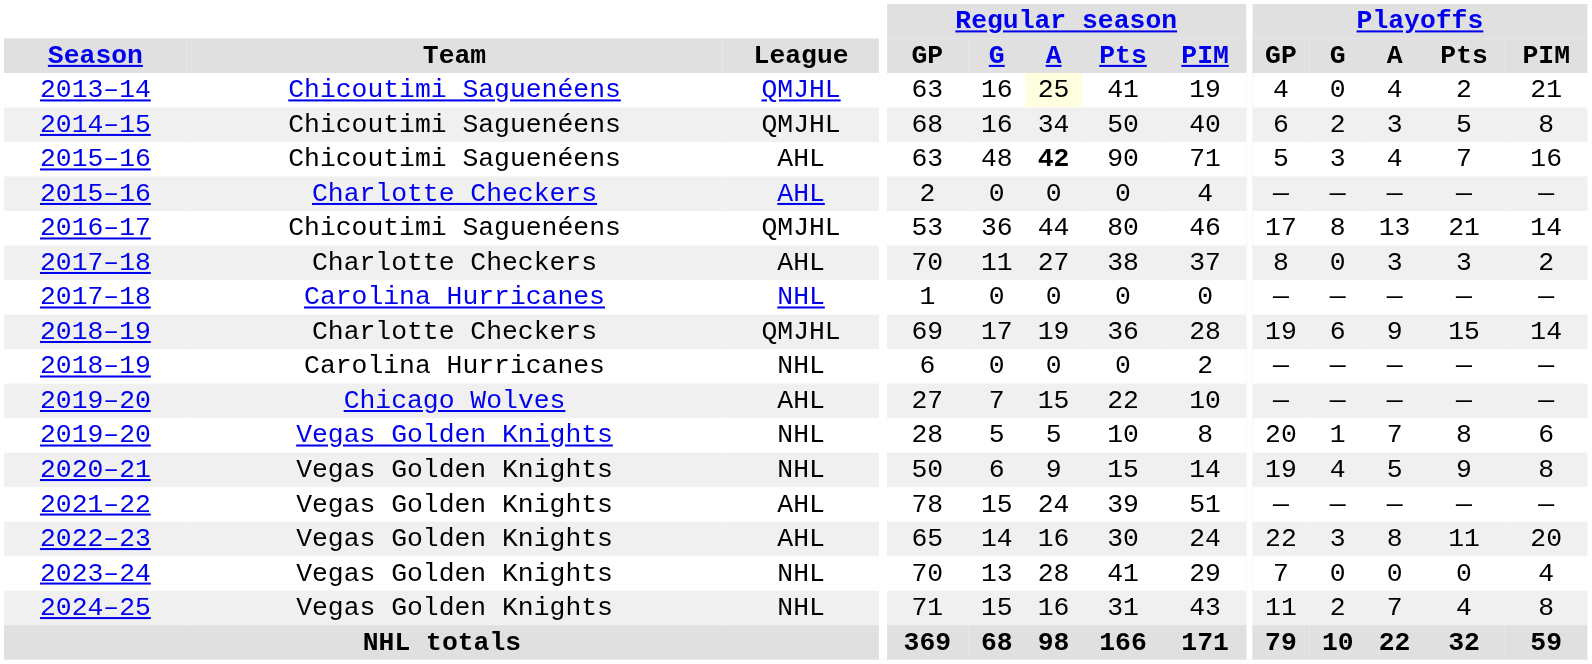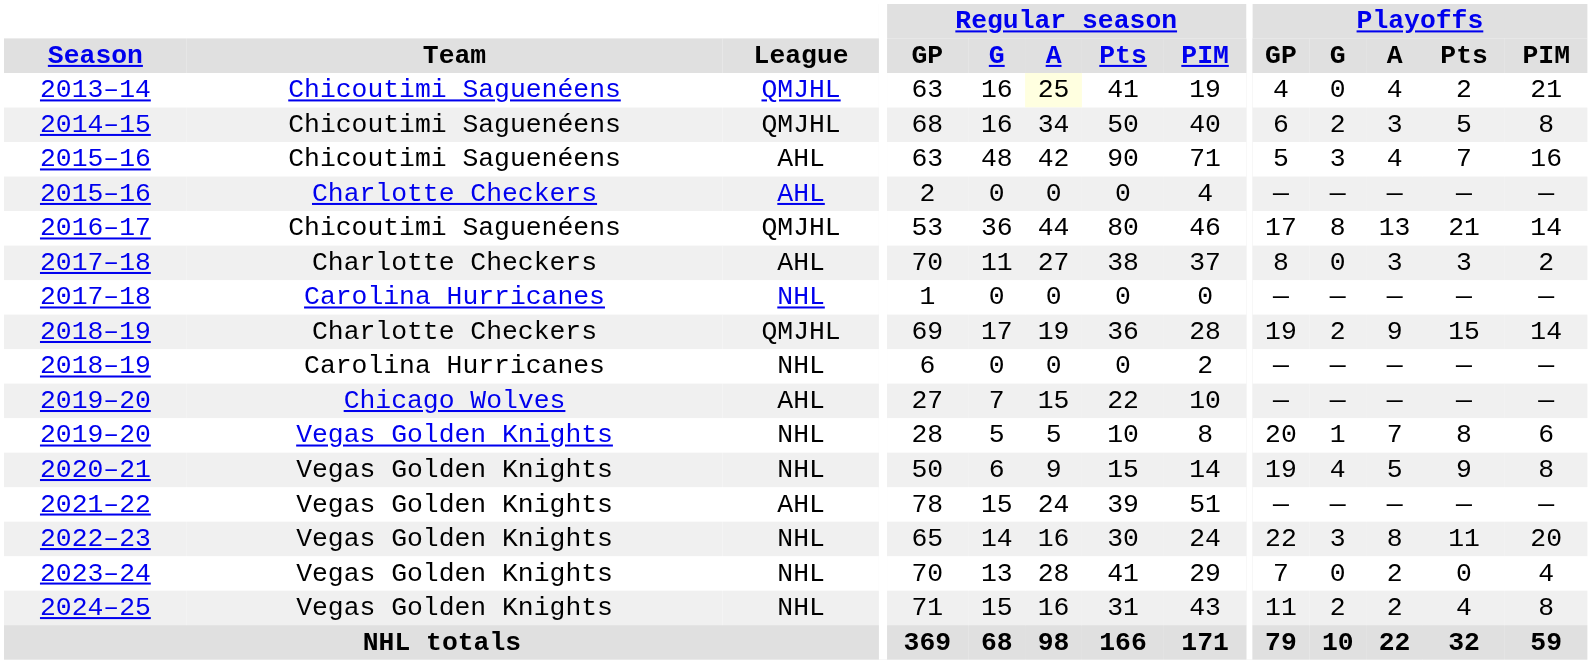(1054, 159) bold -> (1054, 159) normal
(1338, 332) 6 -> (1338, 332) 2
(801, 539) AHL -> (801, 539) NHL
(1395, 573) 0 -> (1395, 573) 2
(1395, 608) 7 -> (1395, 608) 2
